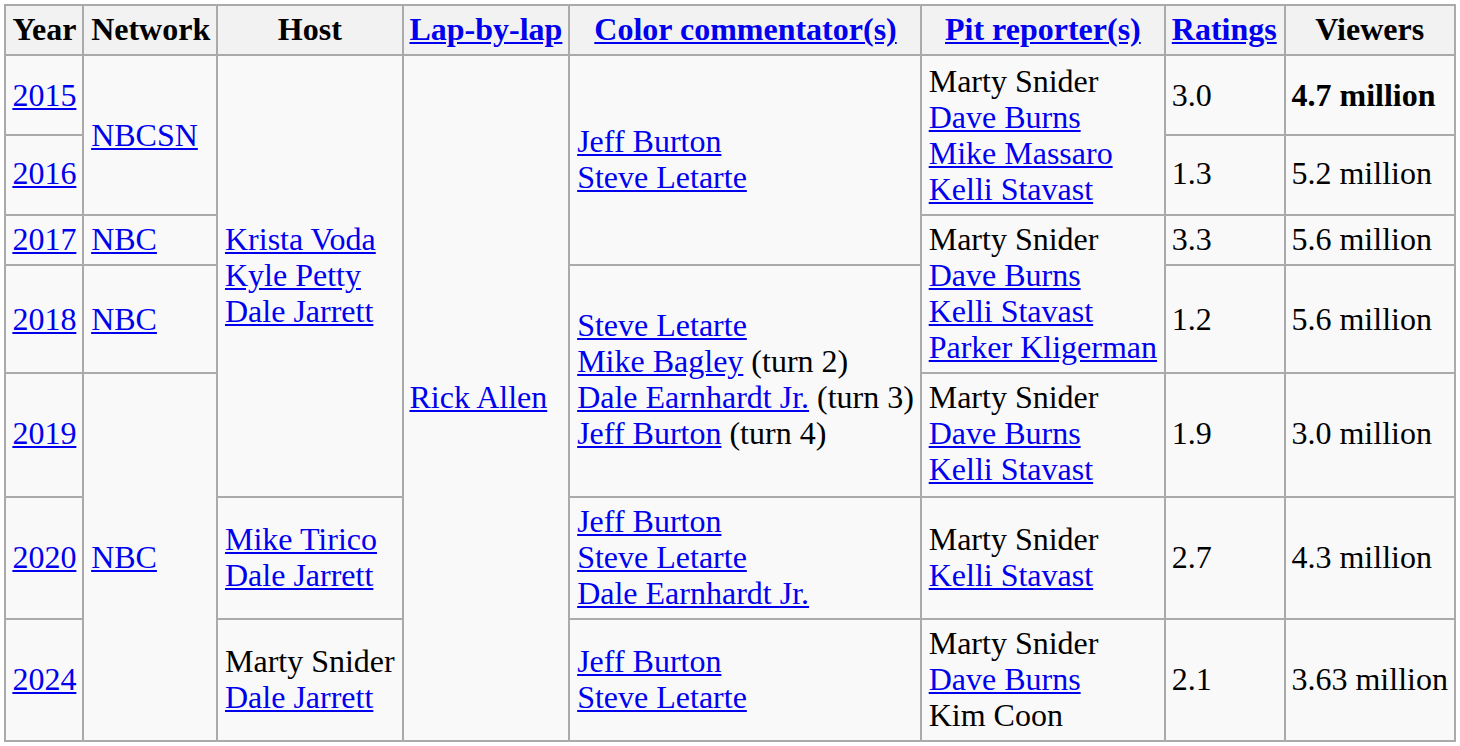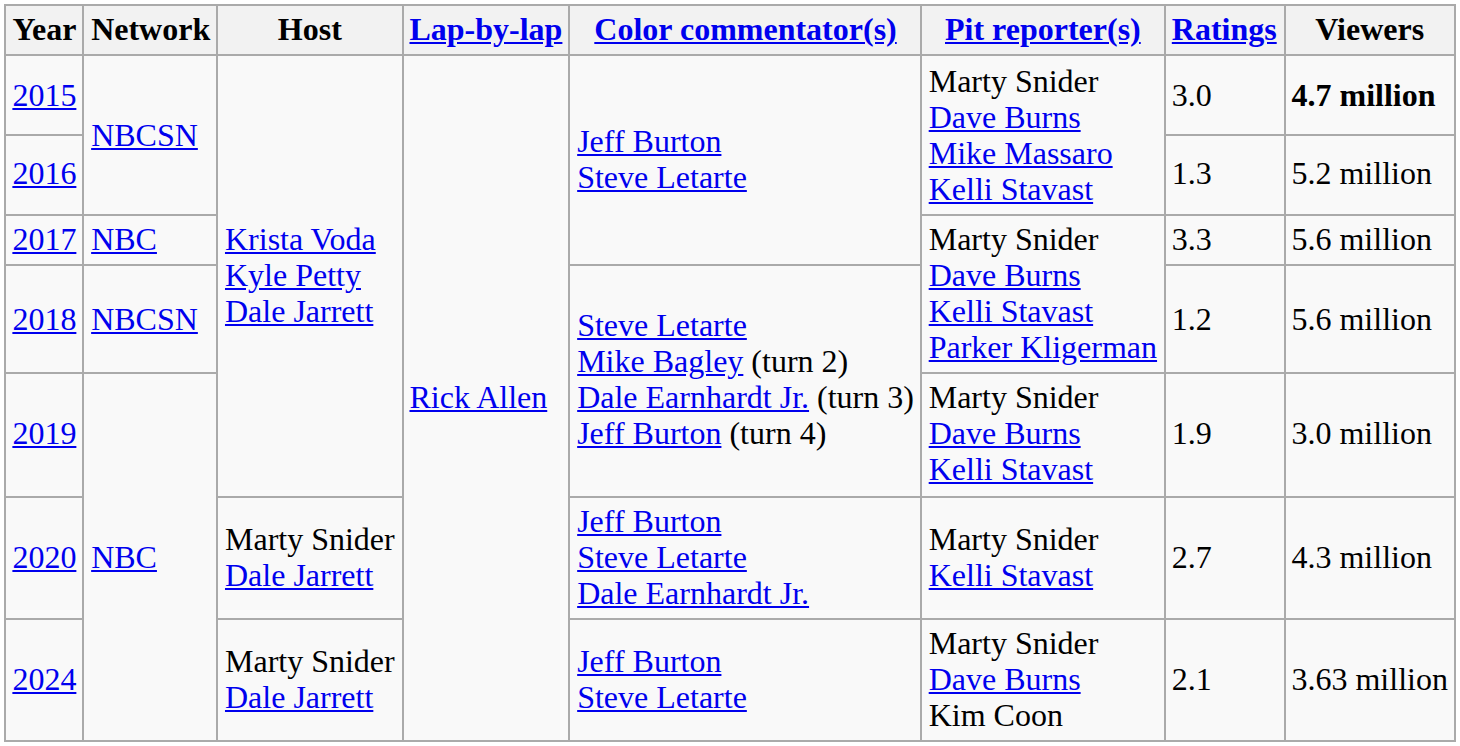(124, 318) NBC -> (144, 318) NBCSN
(301, 556) Mike Tirico Dale Jarrett -> (310, 556) Marty Snider Dale Jarrett
